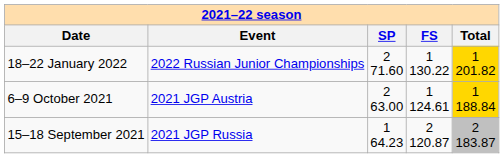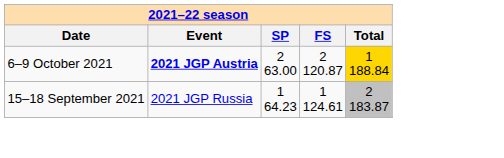- row: (67, 63)
(202, 99) normal -> (204, 63) bold
(429, 99) 1 124.61 -> (323, 63) 2 120.87
(429, 135) 2 120.87 -> (323, 99) 1 124.61
